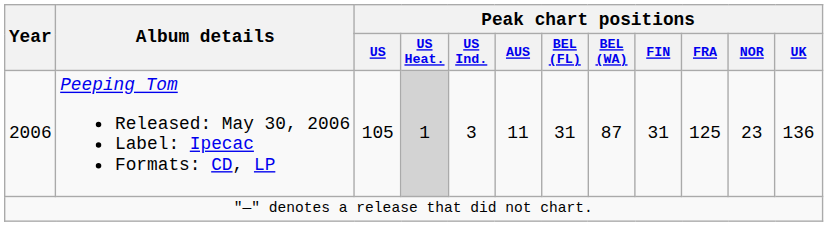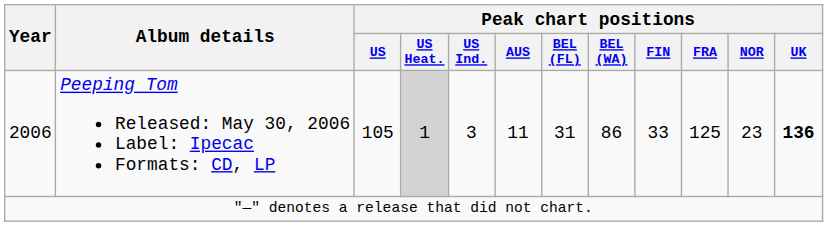(611, 134) 87 -> (611, 134) 86
(658, 134) 31 -> (658, 134) 33
(799, 134) normal -> (799, 134) bold
